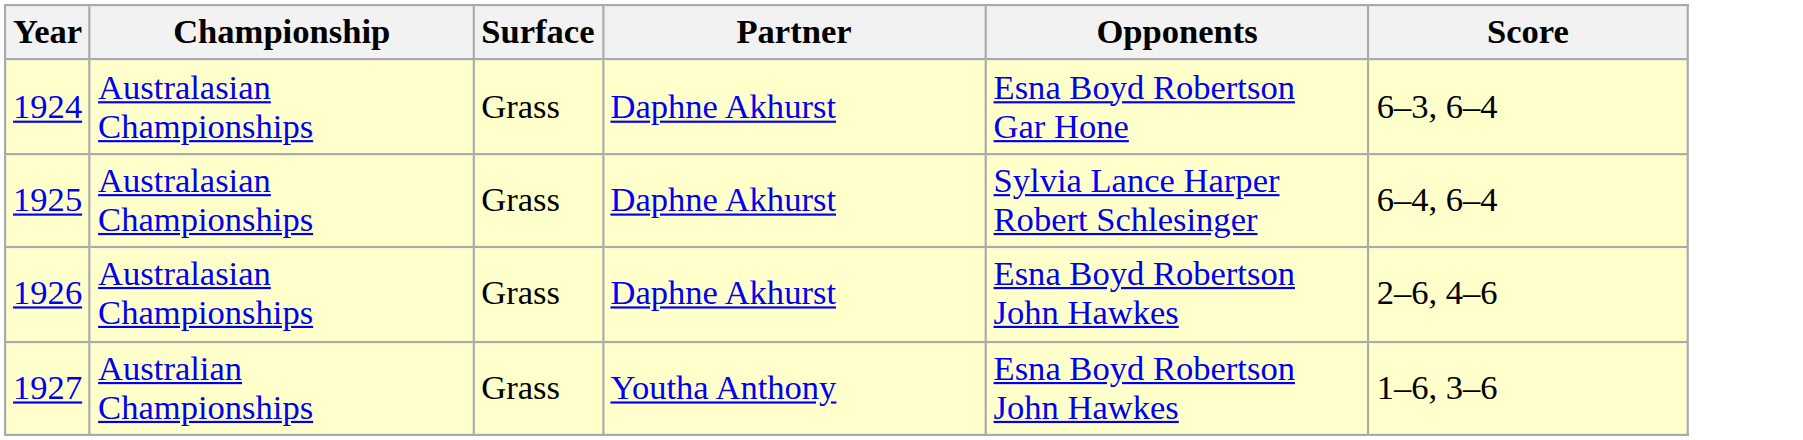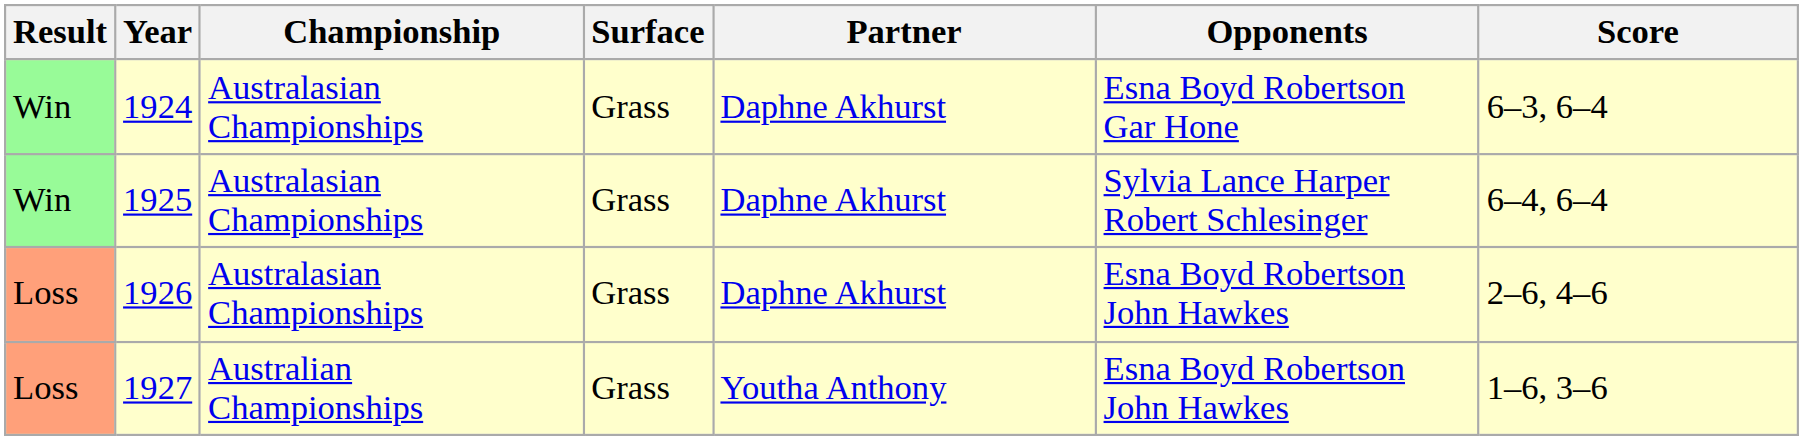+ column: (60, 31)
